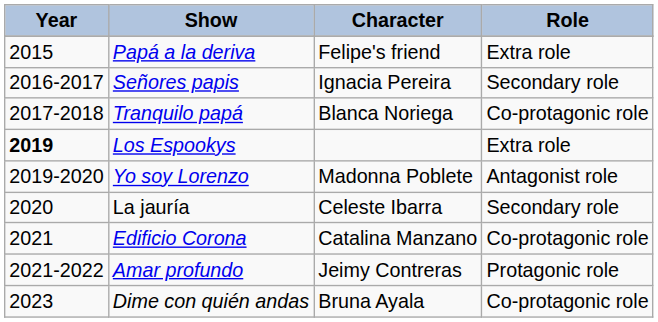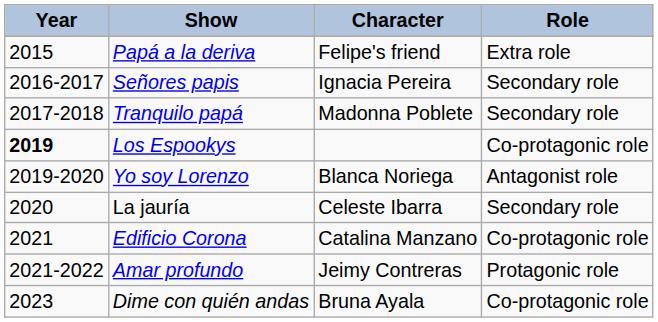(386, 114) Blanca Noriega -> (396, 114) Madonna Poblete
(568, 114) Co-protagonic role -> (553, 114) Secondary role
(529, 145) Extra role -> (568, 145) Co-protagonic role
(396, 176) Madonna Poblete -> (386, 176) Blanca Noriega
